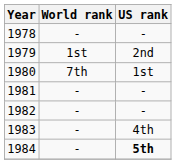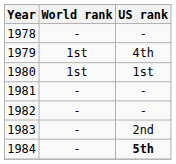(143, 53) 2nd -> (143, 53) 4th
(77, 72) 7th -> (77, 72) 1st
(143, 130) 4th -> (143, 130) 2nd
